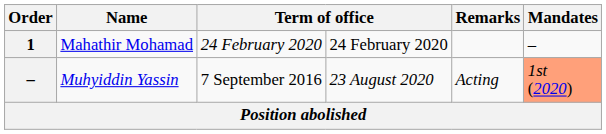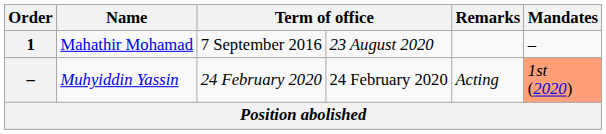(261, 44) 24 February 2020 -> (261, 44) 7 September 2016
(389, 44) 24 February 2020 -> (382, 44) 23 August 2020
(261, 79) 7 September 2016 -> (261, 79) 24 February 2020
(382, 79) 23 August 2020 -> (389, 79) 24 February 2020
